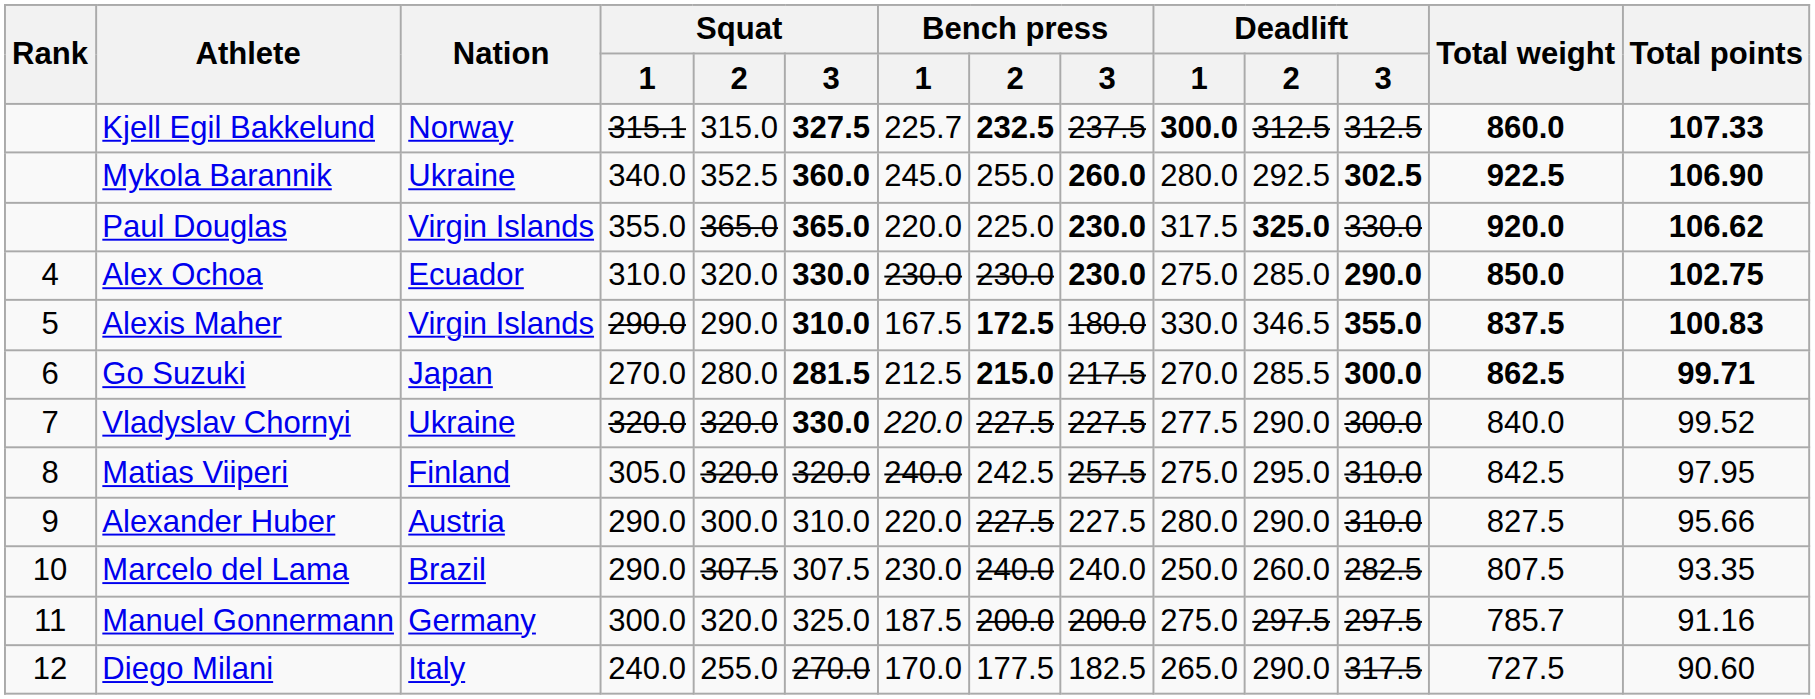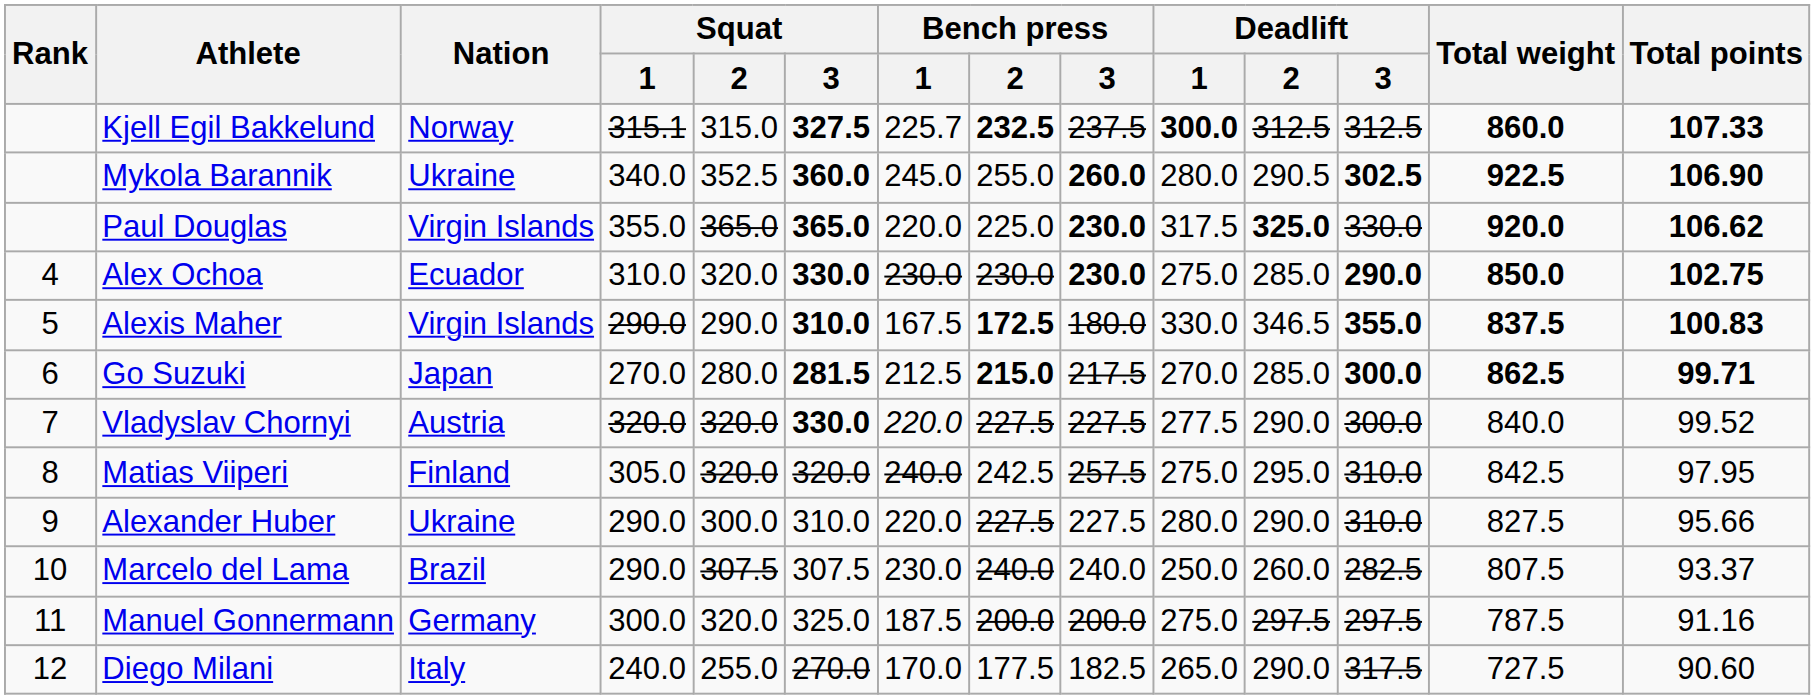(1291, 176) 292.5 -> (1291, 176) 290.5
(1291, 373) 285.5 -> (1291, 373) 285.0
(462, 422) Ukraine -> (457, 422) Austria
(457, 521) Austria -> (462, 521) Ukraine
(1716, 570) 93.35 -> (1716, 570) 93.37
(1526, 619) 785.7 -> (1526, 619) 787.5
